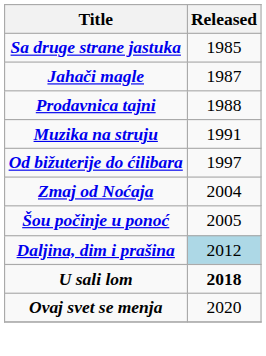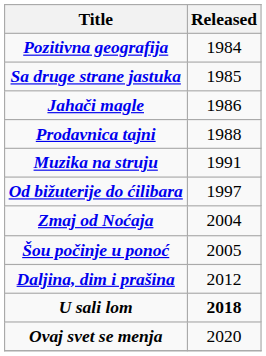+ row: (96, 47)
(224, 76) 1987 -> (224, 105) 1986
(224, 249) lightblue background -> (224, 278) no background
